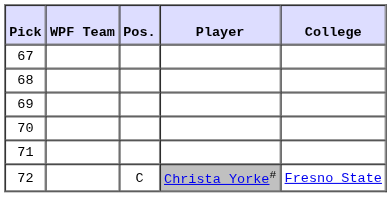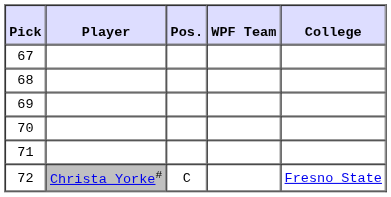columns swapped: (220, 33) <-> (82, 33)
